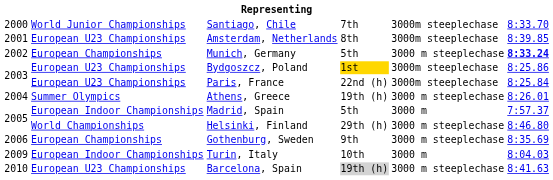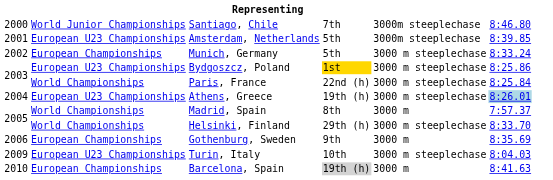(528, 24) 8:33.70 -> (510, 24) 8:46.80
(350, 39) 8th -> (332, 39) 5th
(528, 53) bold -> (510, 53) normal
(445, 68) 3000m steeplechase -> (430, 68) 3000 m steeplechase
(108, 82) European U23 Championships -> (88, 82) World Championships
(445, 82) 3000m steeplechase -> (430, 82) 3000 m steeplechase
(76, 97) Summer Olympics -> (108, 97) European U23 Championships
(528, 97) no background -> (510, 97) lightblue background
(117, 111) European Indoor Championships -> (88, 111) World Championships
(350, 111) 5th -> (332, 111) 8th
(528, 125) 8:46.80 -> (510, 125) 8:33.70
(448, 140) 3000 m steeplechase -> (391, 140) 3000 m
(117, 154) European Indoor Championships -> (108, 154) European U23 Championships
(409, 154) 3000 m -> (430, 154) 3000 m steeplechase
(108, 169) European U23 Championships -> (97, 169) European Championships
(448, 169) 3000 m steeplechase -> (391, 169) 3000 m
